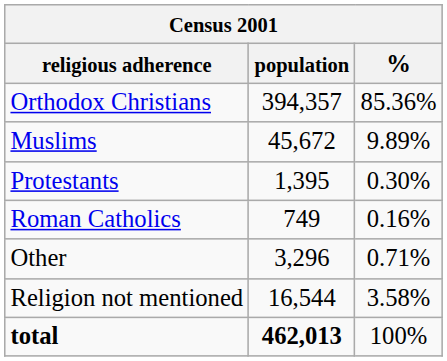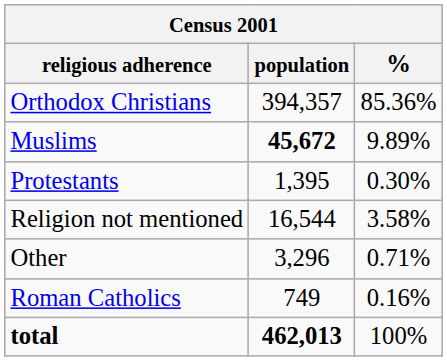(302, 141) normal -> (302, 141) bold
rows swapped: (96, 219) <-> (127, 297)
